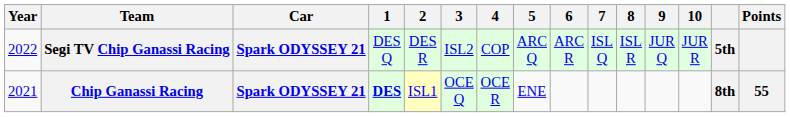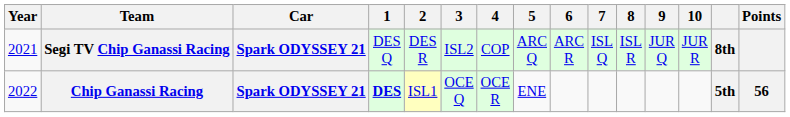(23, 49) 2022 -> (23, 49) 2021
(725, 49) 5th -> (725, 49) 8th
(23, 91) 2021 -> (23, 91) 2022
(725, 91) 8th -> (725, 91) 5th
(762, 91) 55 -> (762, 91) 56
